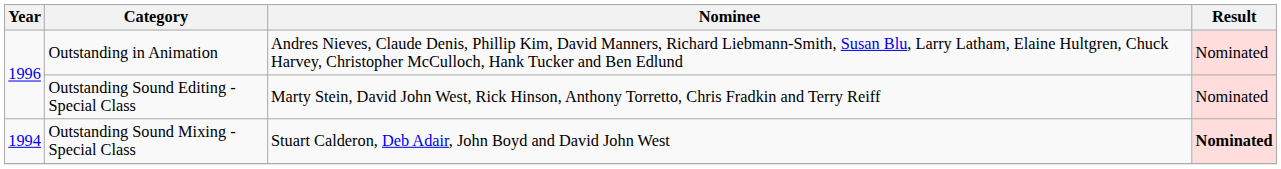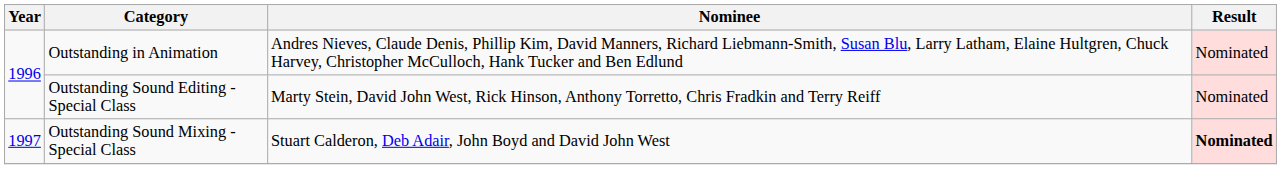(25, 140) 1994 -> (25, 140) 1997
